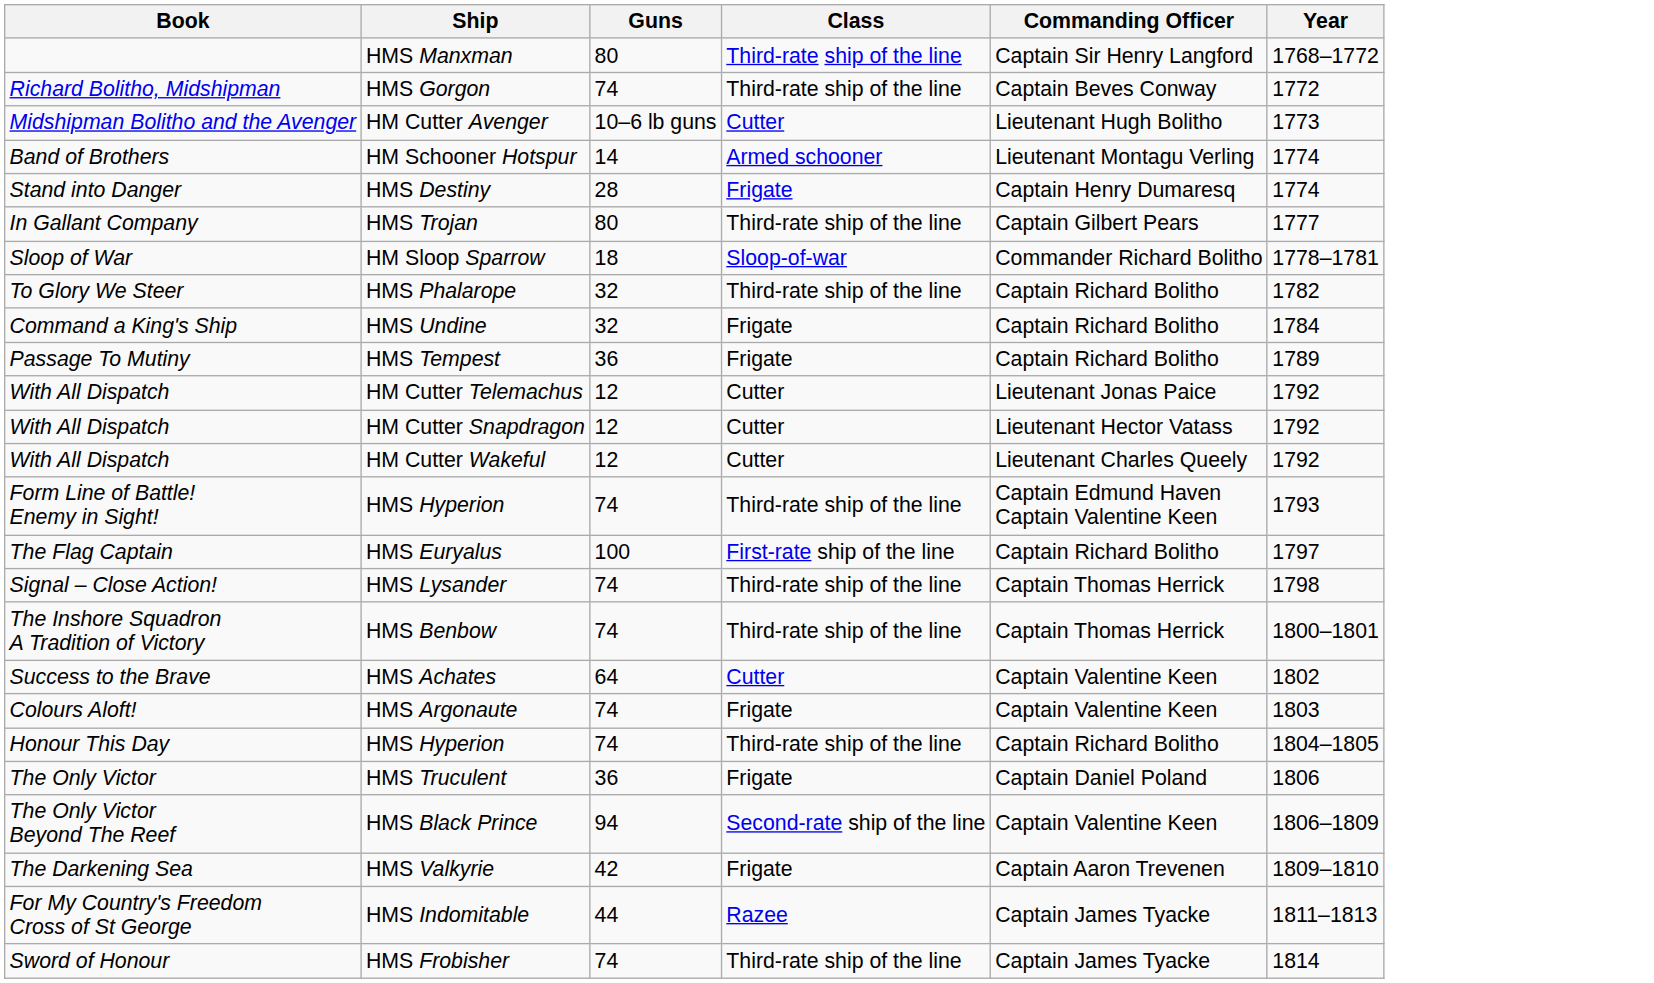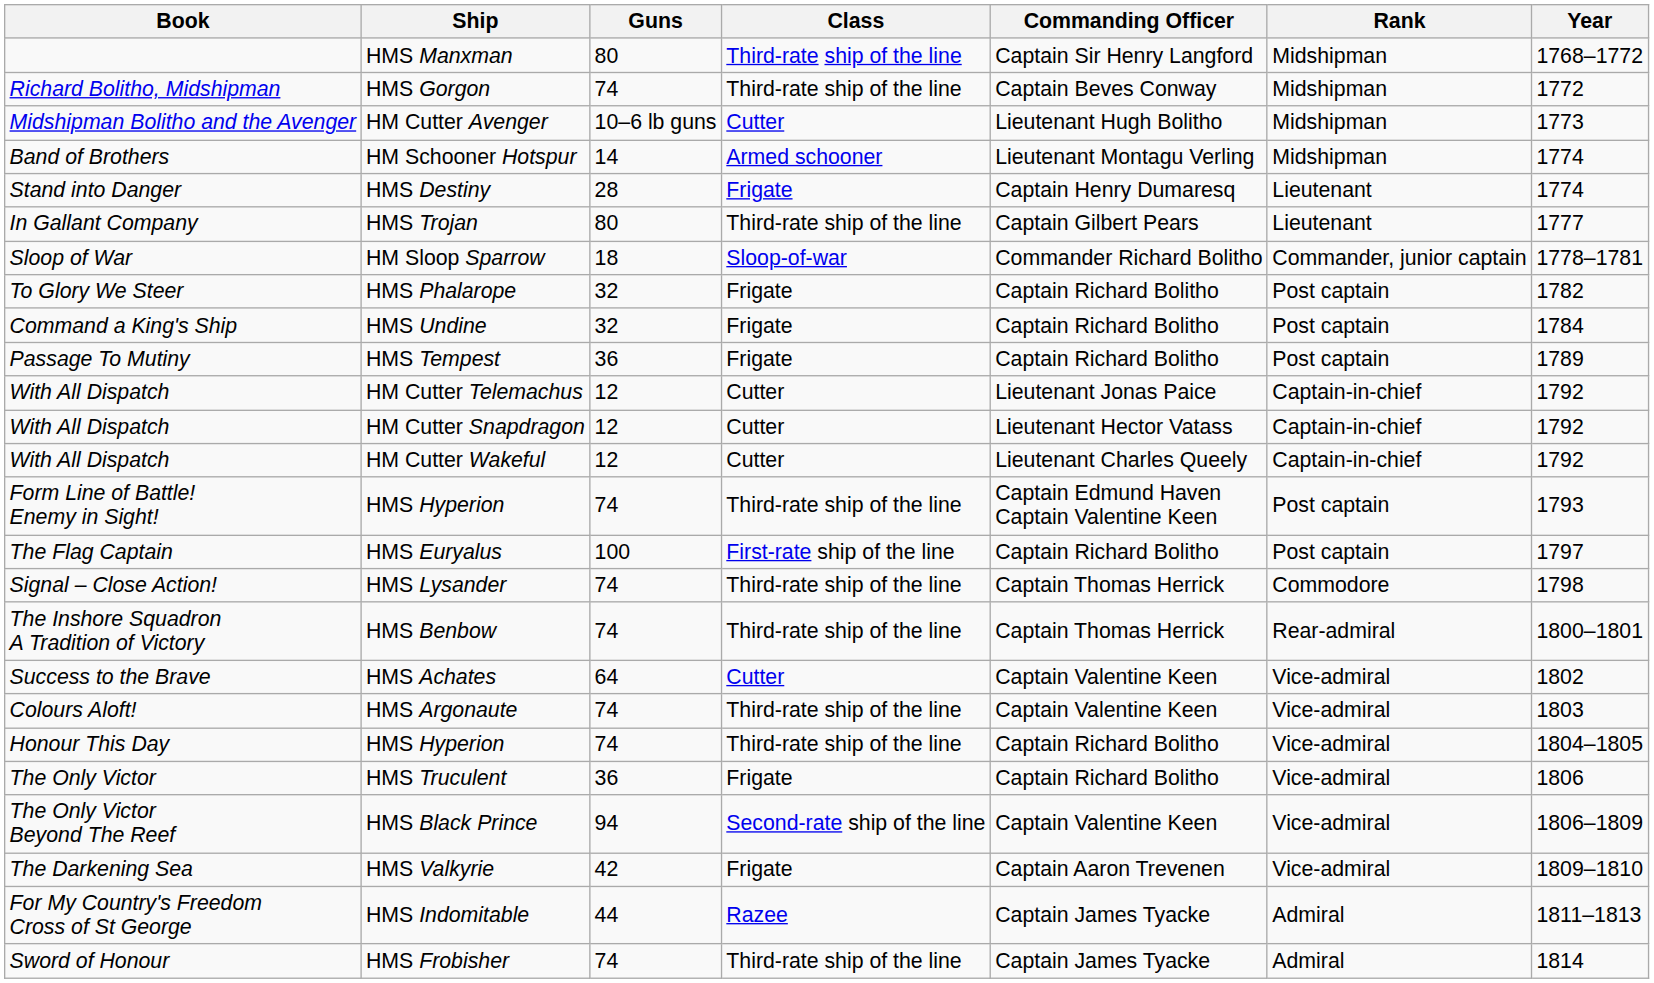+ column: (1399, 21)
(844, 291) Third-rate ship of the line -> (759, 291) Frigate
(759, 710) Frigate -> (844, 710) Third-rate ship of the line
(1101, 777) Captain Daniel Poland -> (1107, 777) Captain Richard Bolitho
